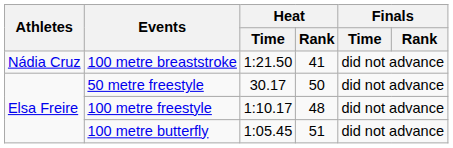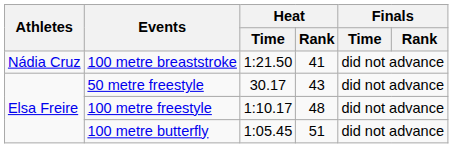(317, 85) 50 -> (317, 85) 43
